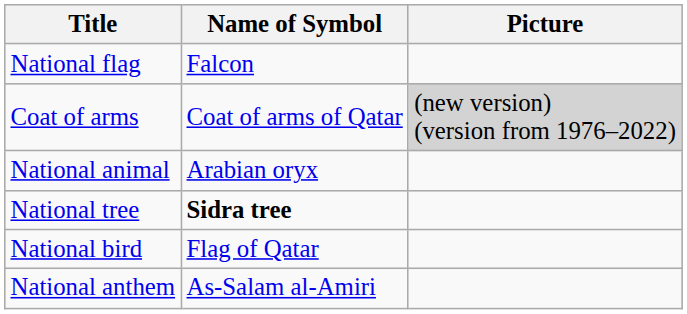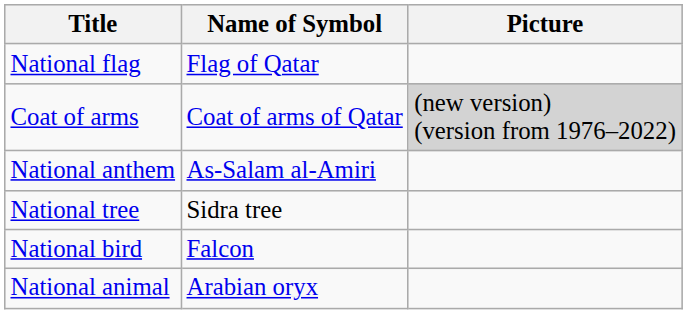(220, 63) Falcon -> (253, 63) Flag of Qatar
rows swapped: (93, 288) <-> (90, 170)
(239, 209) bold -> (234, 209) normal
(253, 248) Flag of Qatar -> (220, 248) Falcon
